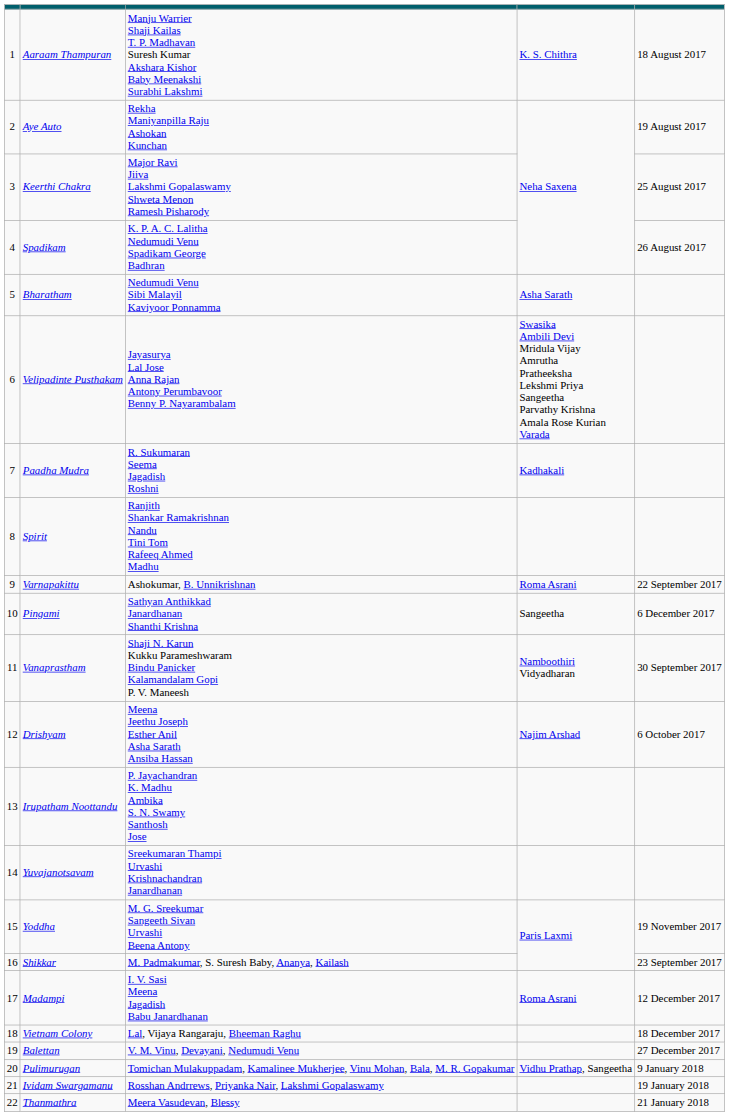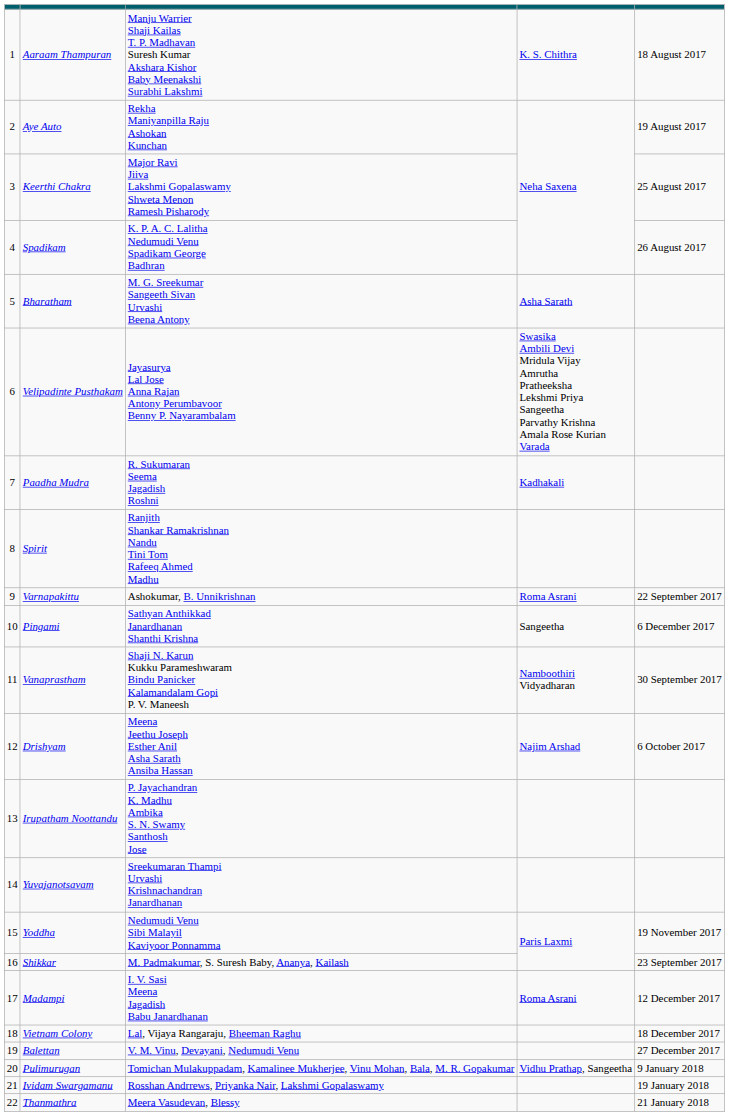(174, 295) Nedumudi Venu Sibi Malayil Kaviyoor Ponnamma -> (166, 301) M. G. Sreekumar Sangeeth Sivan Urvashi Beena Antony
(166, 926) M. G. Sreekumar Sangeeth Sivan Urvashi Beena Antony -> (174, 932) Nedumudi Venu Sibi Malayil Kaviyoor Ponnamma
